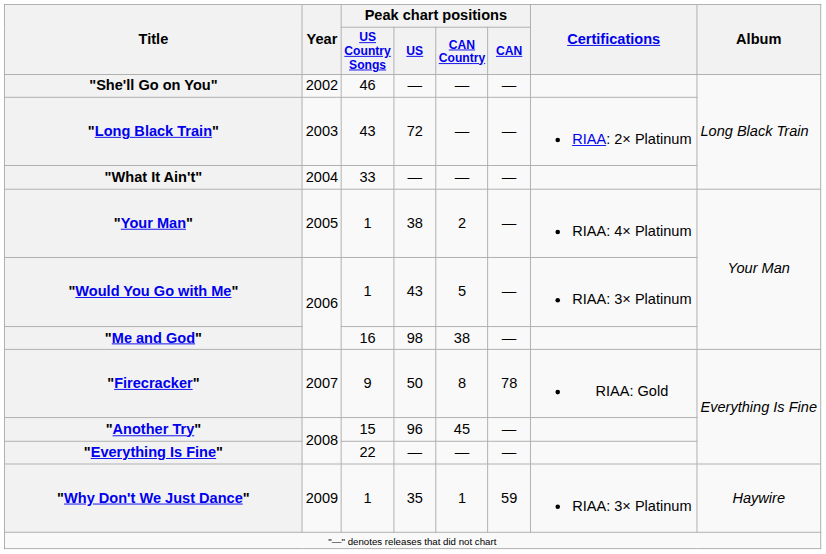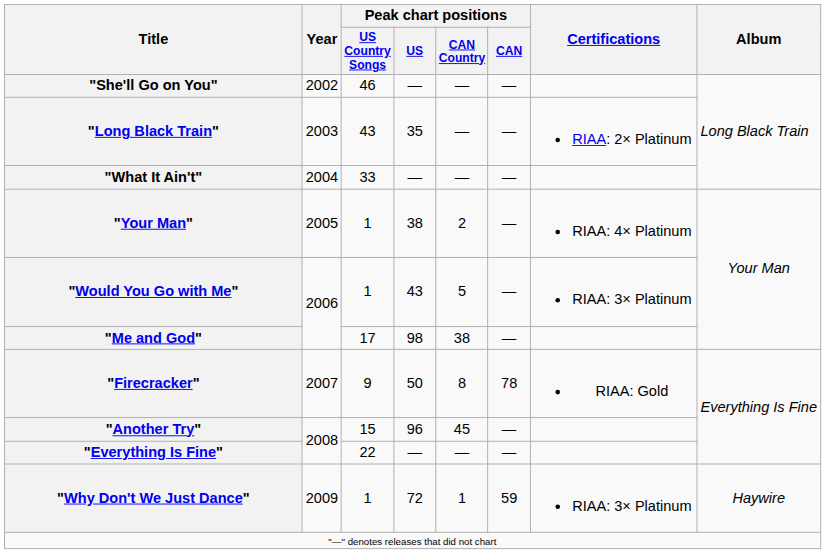(415, 131) 72 -> (415, 131) 35
(368, 337) 16 -> (368, 337) 17
(415, 498) 35 -> (415, 498) 72
